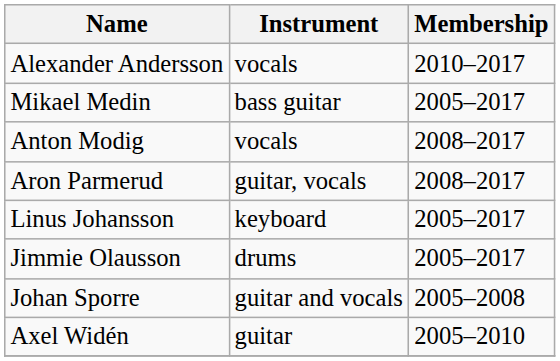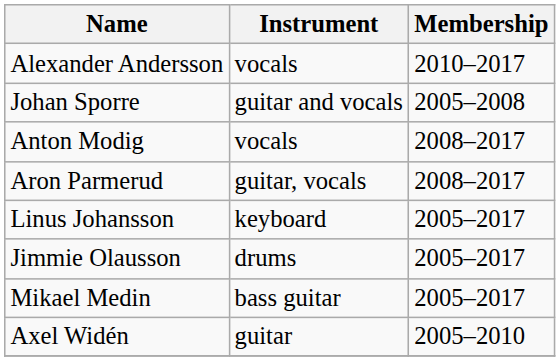rows swapped: (81, 102) <-> (75, 297)
